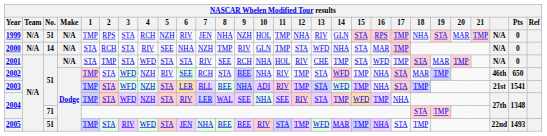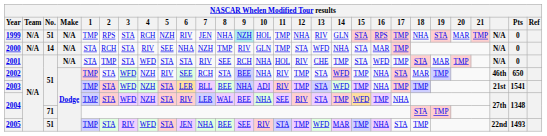(244, 36) no background -> (244, 36) paleturquoise background
(401, 86) STA -> (401, 86) TMP
(244, 99) SEE -> (244, 99) BEE
(244, 124) BEE -> (244, 124) SEE
